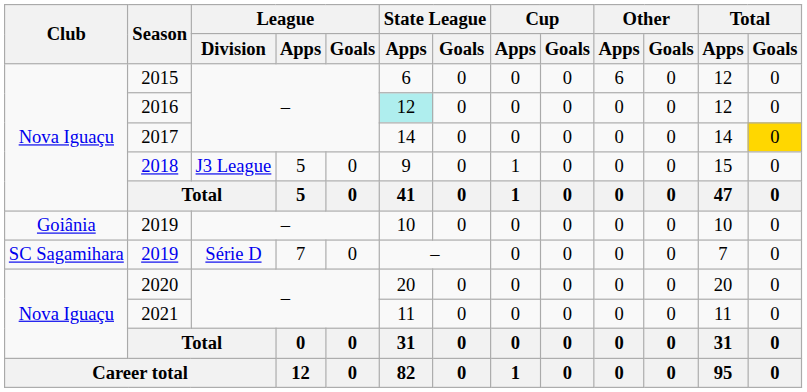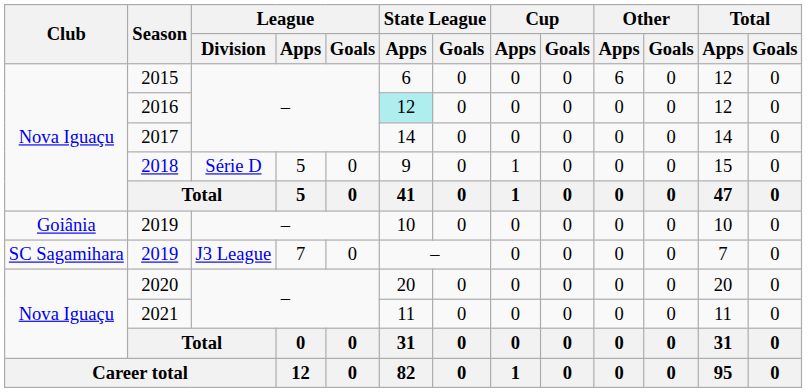(775, 136) gold background -> (775, 136) no background
(233, 166) J3 League -> (233, 166) Série D
(233, 254) Série D -> (233, 254) J3 League
